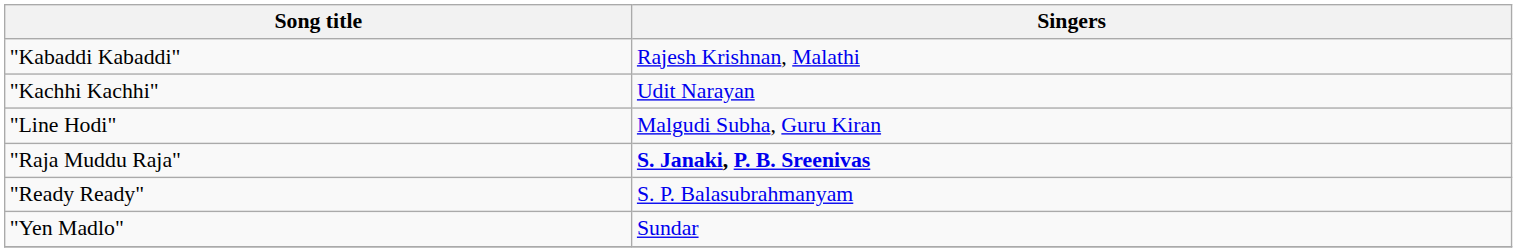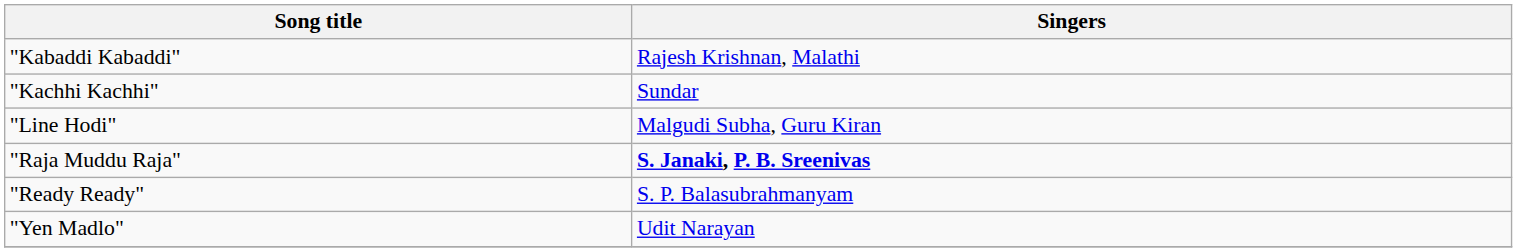(696, 90) Udit Narayan -> (668, 90) Sundar
(668, 228) Sundar -> (696, 228) Udit Narayan
